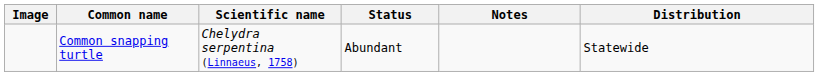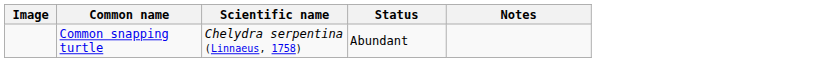- column: (697, 14)
